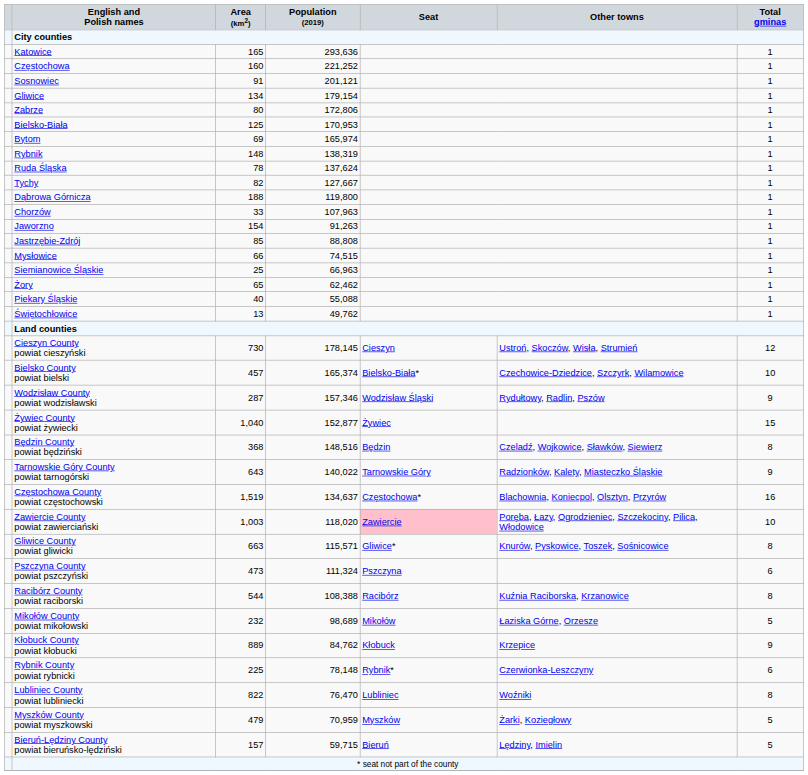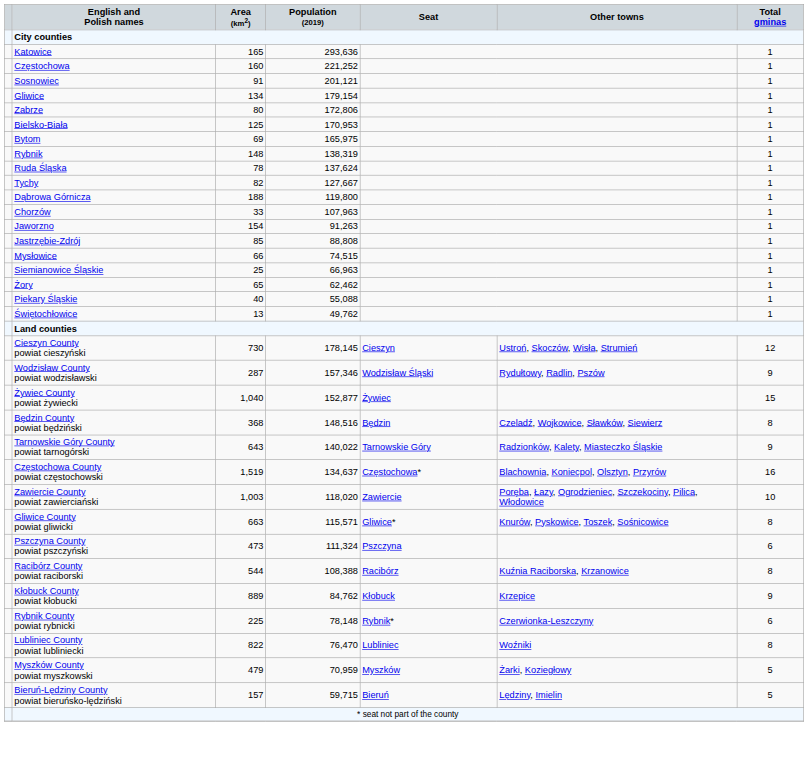(341, 139) 165,974 -> (341, 139) 165,975
- row: (45, 373)
(382, 522) pink background -> (382, 497) no background
- row: (51, 621)
